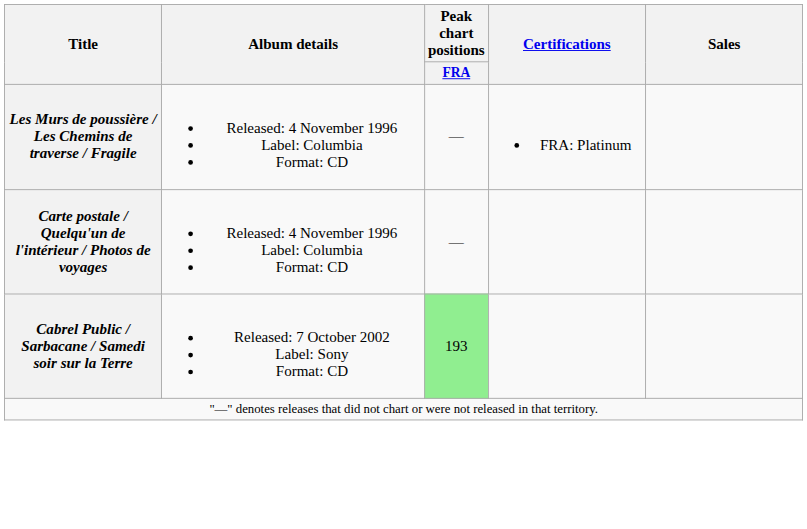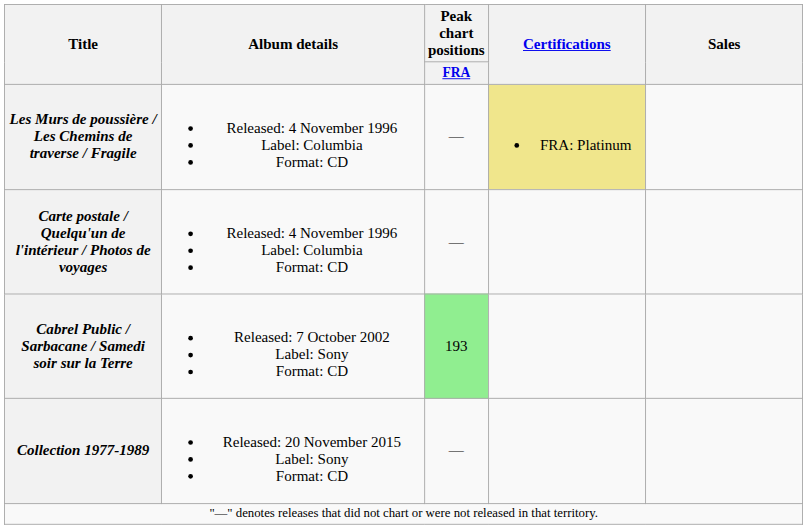(567, 145) no background -> (567, 145) khaki background
+ row: (83, 450)
